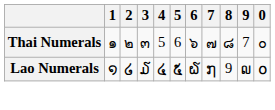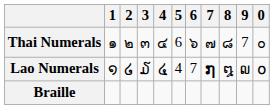(162, 42) 5 -> (163, 42) ๔
(178, 69) ໕ -> (178, 69) 4
(194, 69) ໖ -> (193, 69) 7
(211, 69) normal -> (210, 69) bold
(229, 69) 9 -> (228, 69) ໘
+ row: (55, 92)
